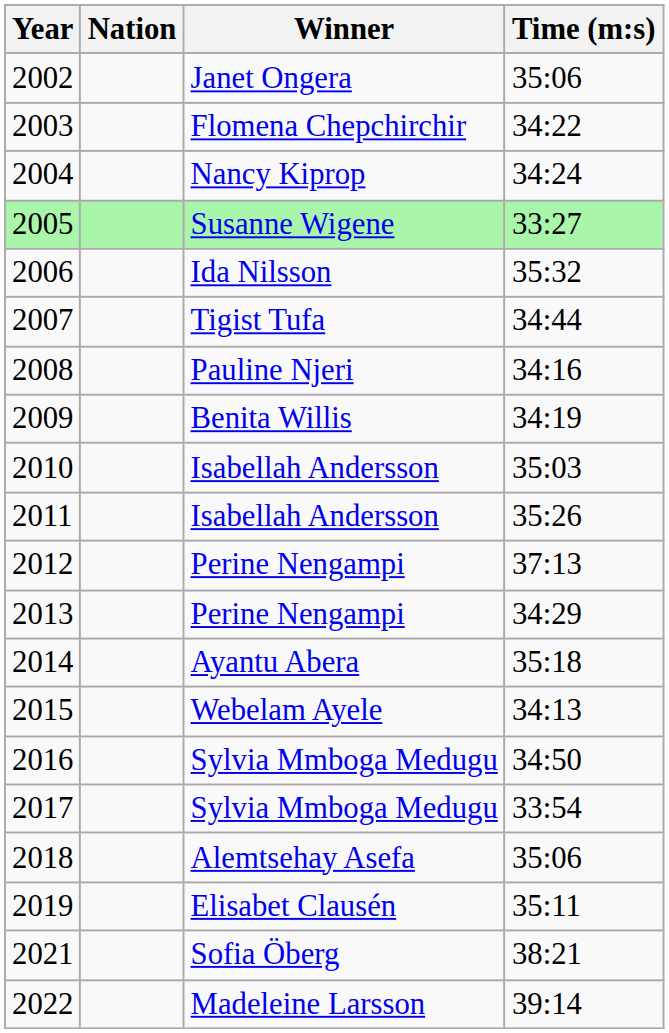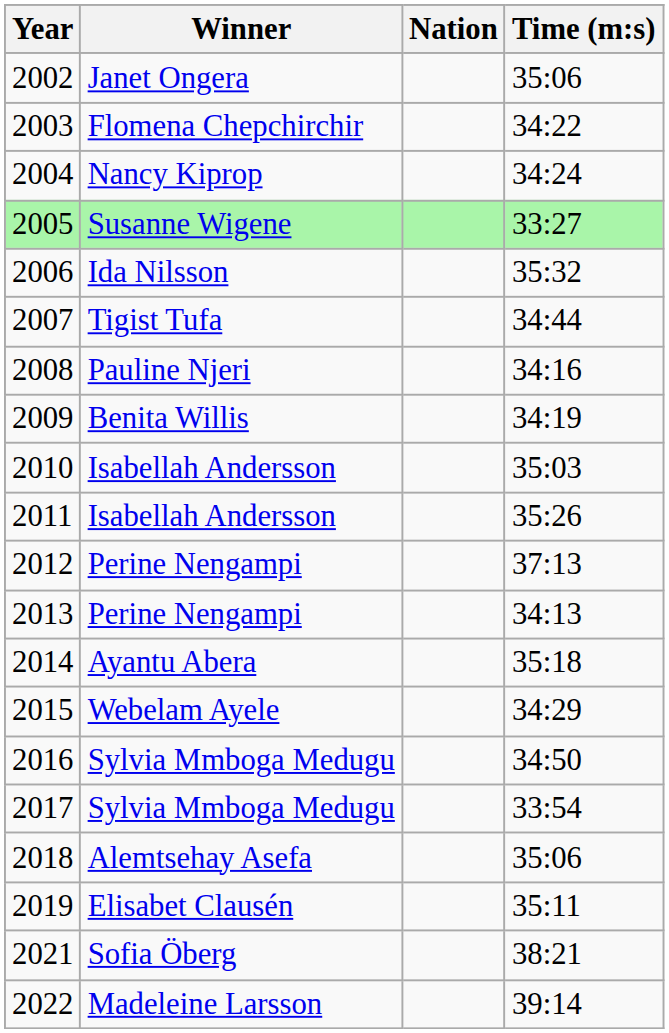columns swapped: (344, 28) <-> (132, 28)
(547, 613) 34:29 -> (547, 613) 34:13
(547, 710) 34:13 -> (547, 710) 34:29
